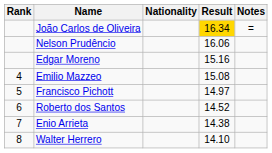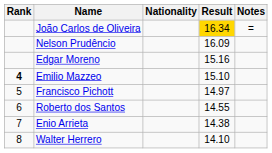(217, 44) 16.06 -> (217, 44) 16.09
(19, 76) normal -> (19, 76) bold
(217, 76) 15.08 -> (217, 76) 15.10
(217, 108) 14.52 -> (217, 108) 14.55
